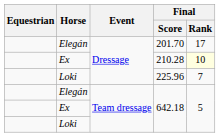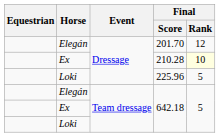(200, 44) 17 -> (200, 44) 12
(200, 76) 7 -> (200, 76) 5
